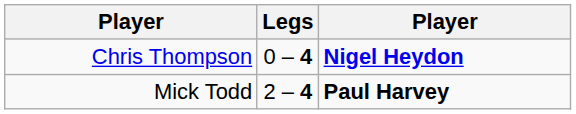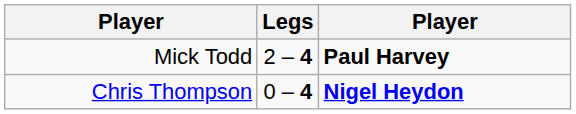rows swapped: (203, 91) <-> (172, 56)
